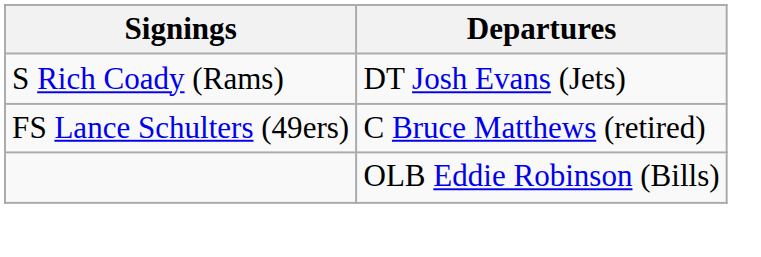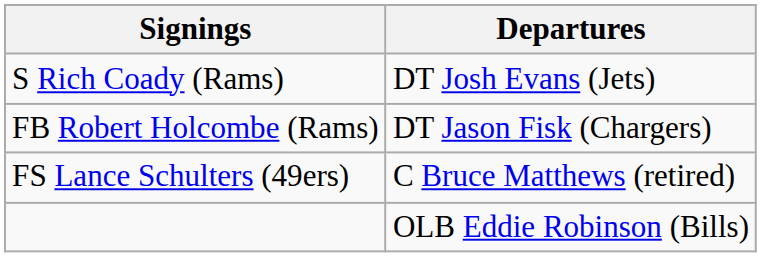+ row: (195, 127)
